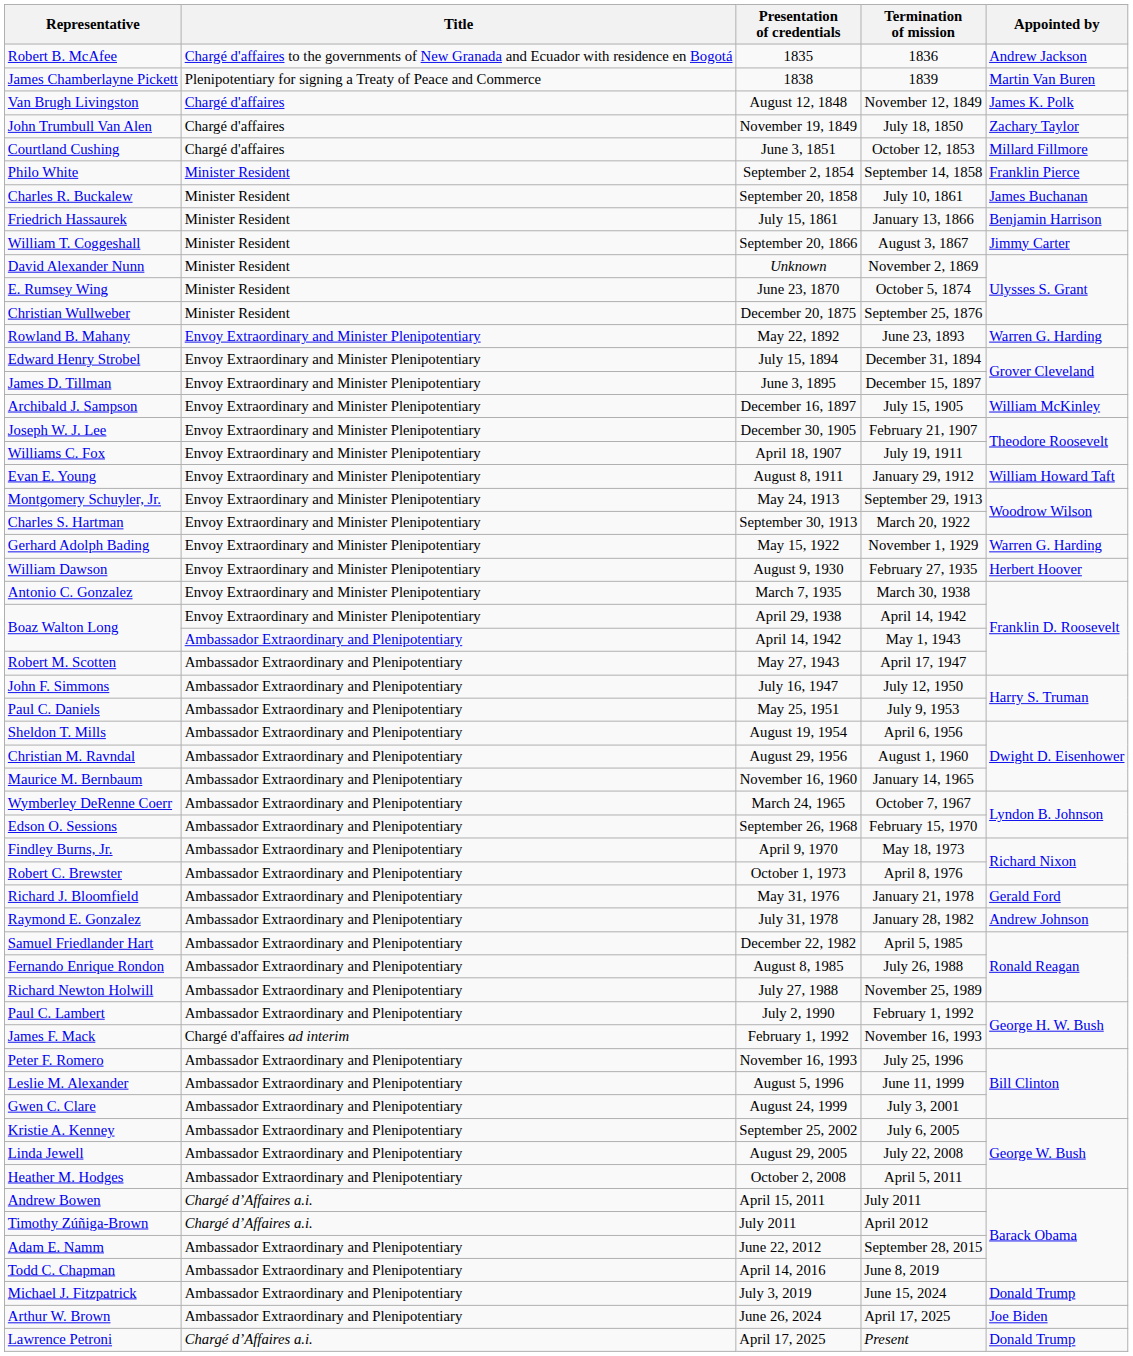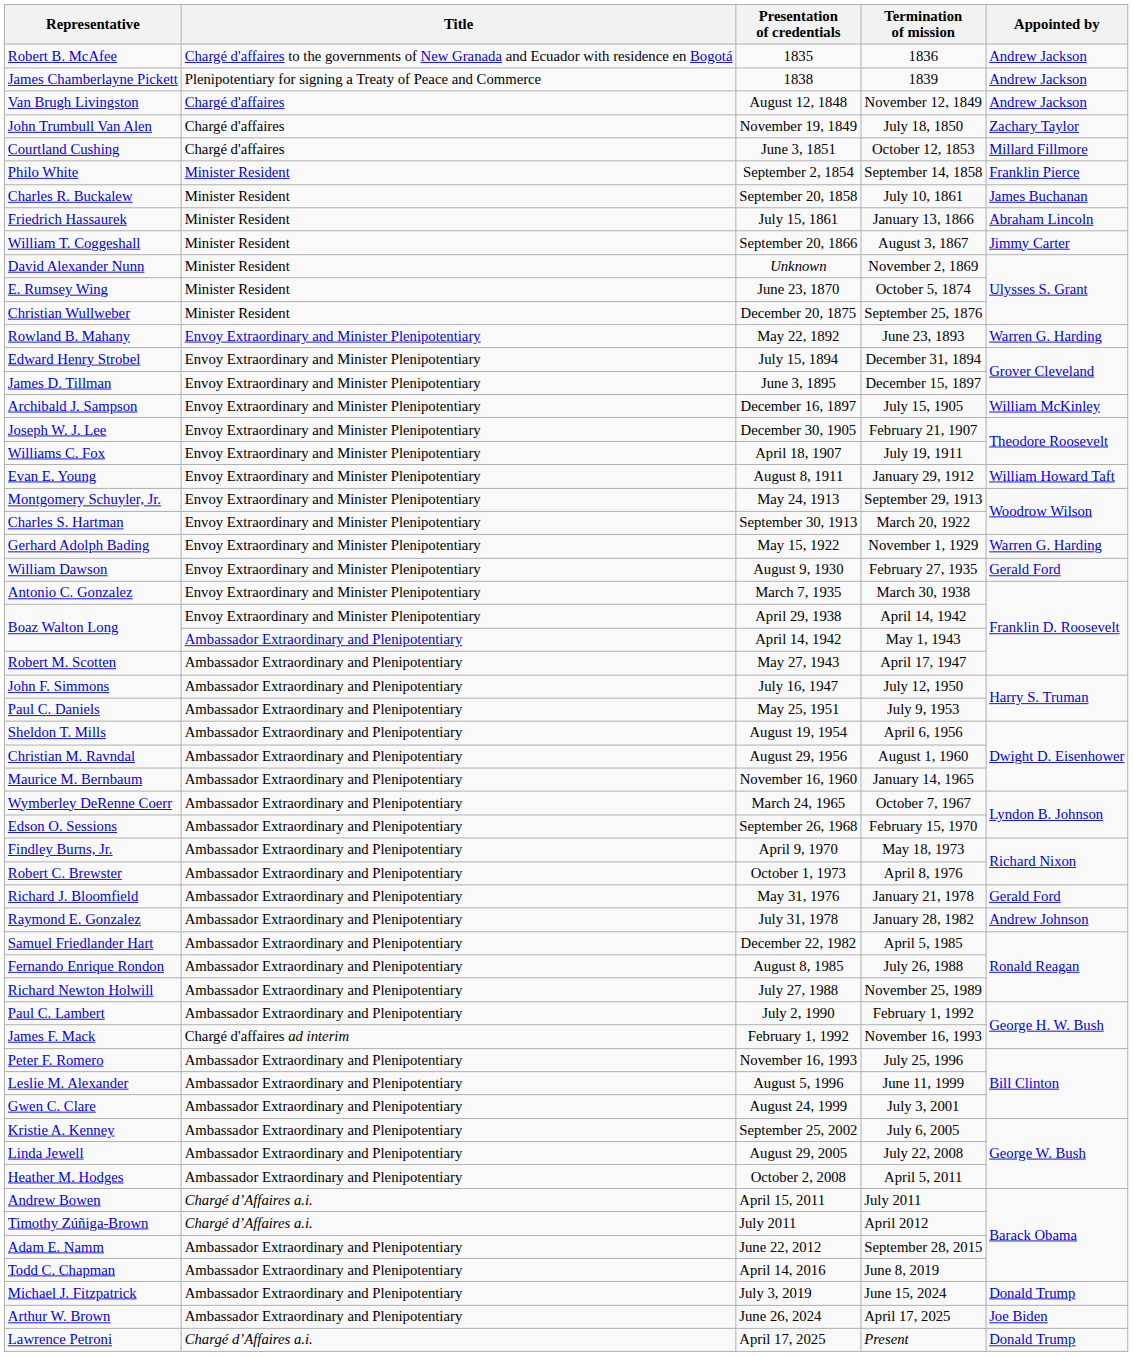(1042, 79) Martin Van Buren -> (1038, 79) Andrew Jackson
(1031, 102) James K. Polk -> (1038, 102) Andrew Jackson
(1045, 219) Benjamin Harrison -> (1041, 219) Abraham Lincoln
(1036, 569) Herbert Hoover -> (1025, 569) Gerald Ford
